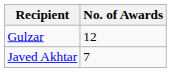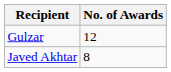(87, 57) 7 -> (87, 57) 8
